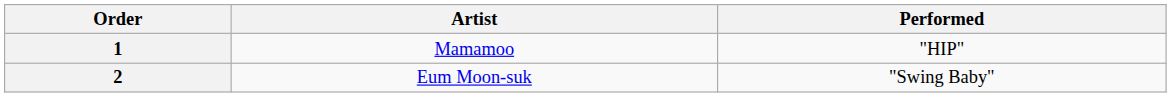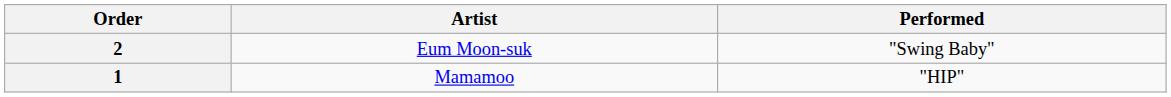rows swapped: (118, 48) <-> (118, 77)
